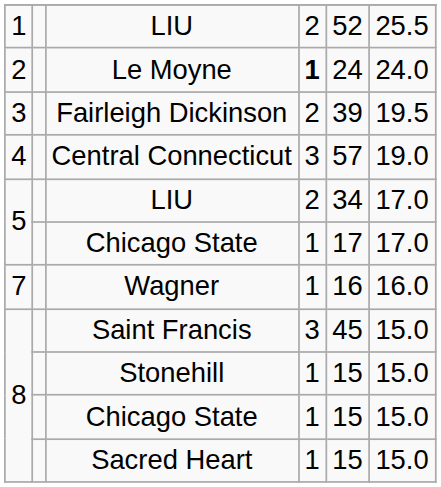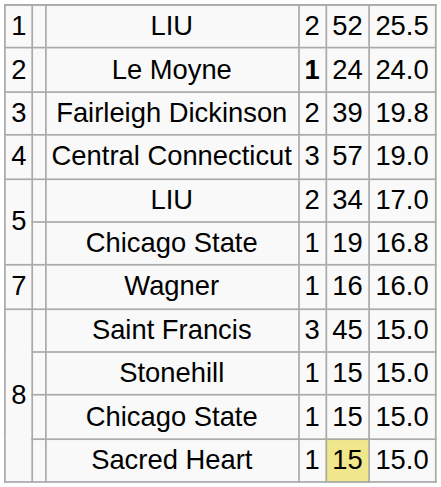(402, 112) 19.5 -> (402, 112) 19.8
(348, 243) 17 -> (348, 243) 19
(402, 243) 17.0 -> (402, 243) 16.8
(348, 460) no background -> (348, 460) khaki background
